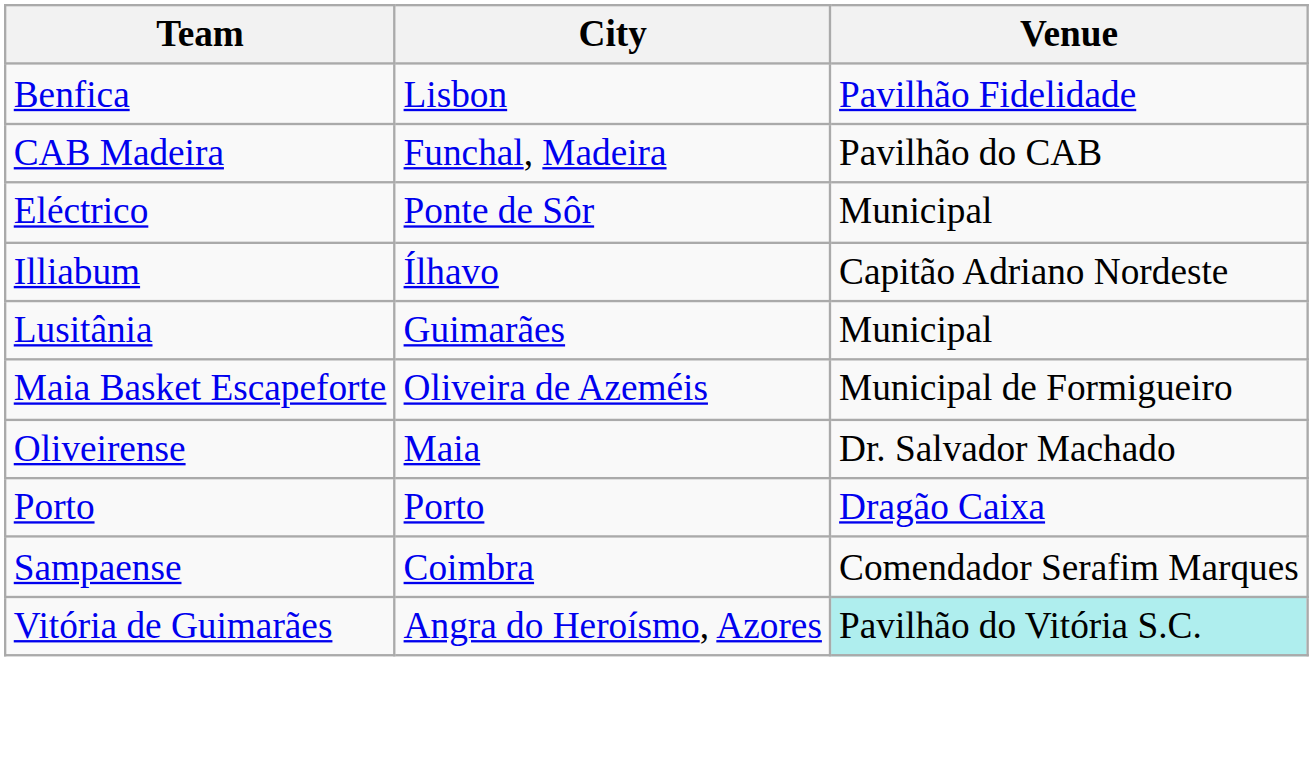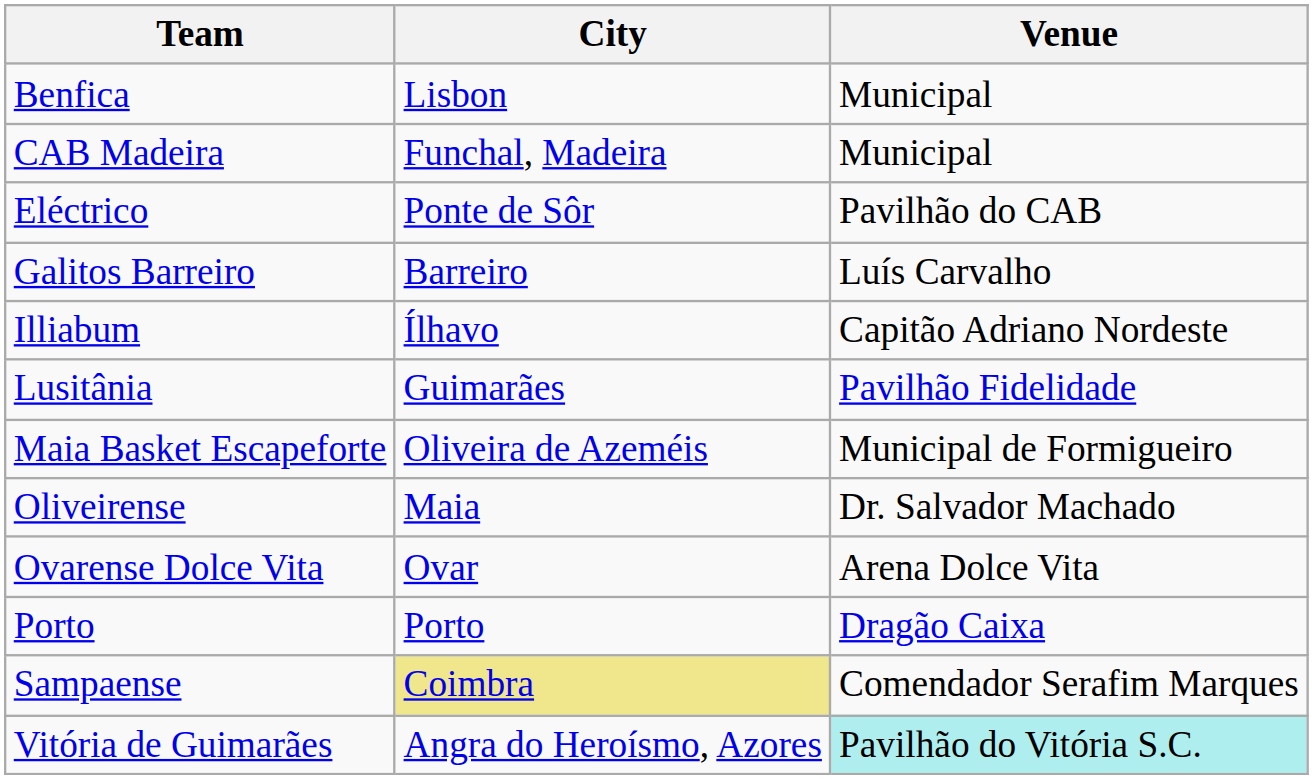(988, 93) Pavilhão Fidelidade -> (916, 93) Municipal
(971, 152) Pavilhão do CAB -> (916, 152) Municipal
(916, 211) Municipal -> (971, 211) Pavilhão do CAB
+ row: (134, 270)
(916, 329) Municipal -> (988, 388) Pavilhão Fidelidade
+ row: (169, 566)
(469, 566) no background -> (469, 684) khaki background
